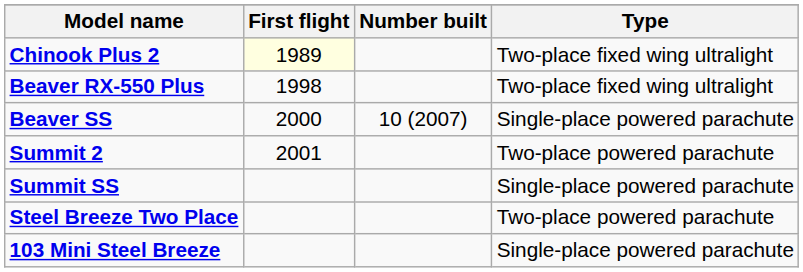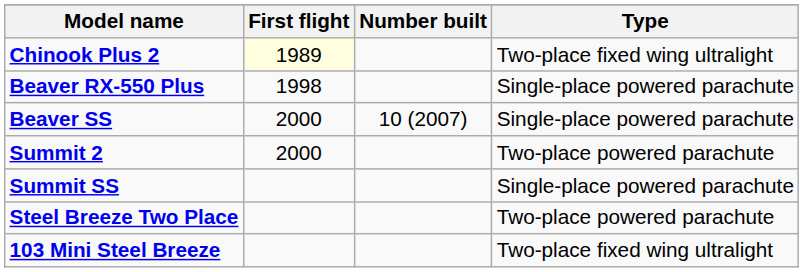(635, 87) Two-place fixed wing ultralight -> (645, 87) Single-place powered parachute
(299, 153) 2001 -> (299, 153) 2000
(645, 251) Single-place powered parachute -> (635, 251) Two-place fixed wing ultralight
